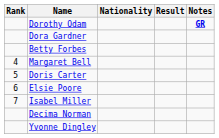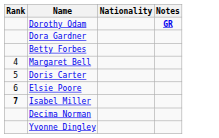- column: (170, 11)
(16, 101) normal -> (16, 101) bold
